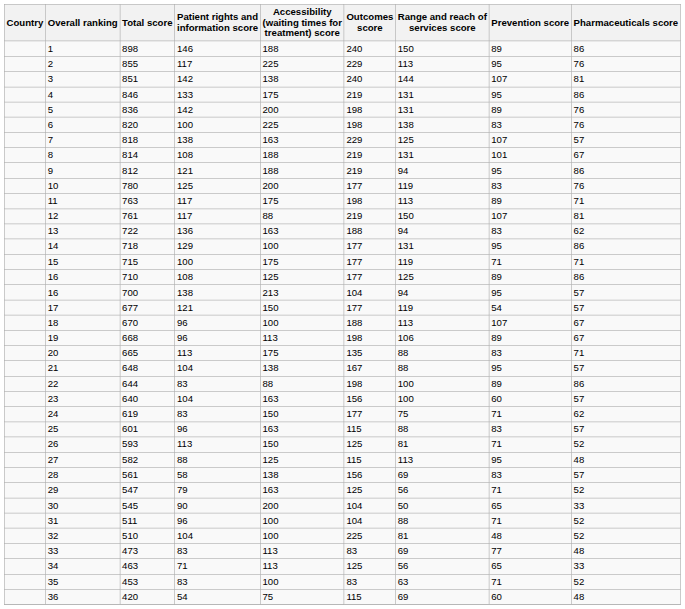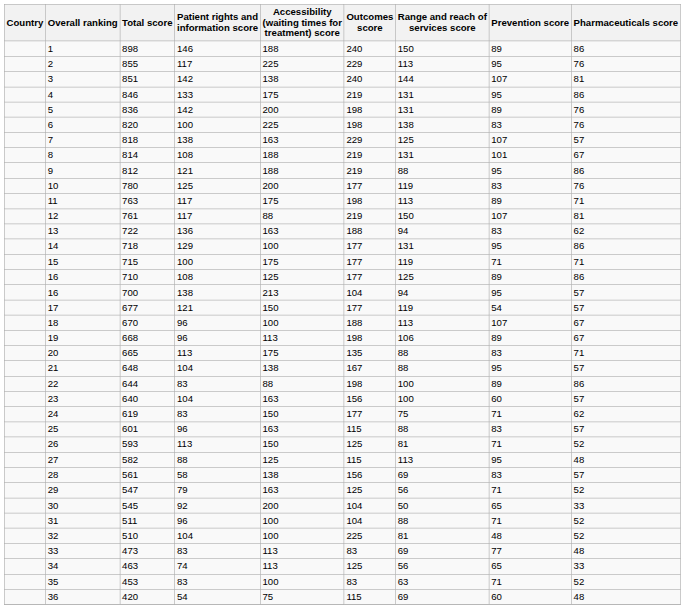(403, 170) 94 -> (403, 170) 88
(182, 505) 90 -> (182, 505) 92
(182, 566) 71 -> (182, 566) 74
